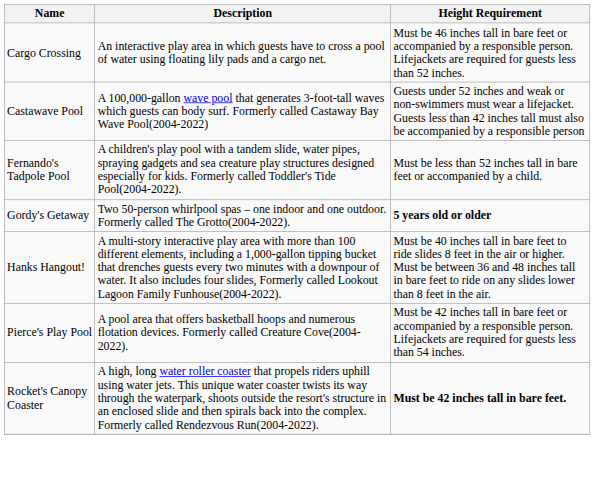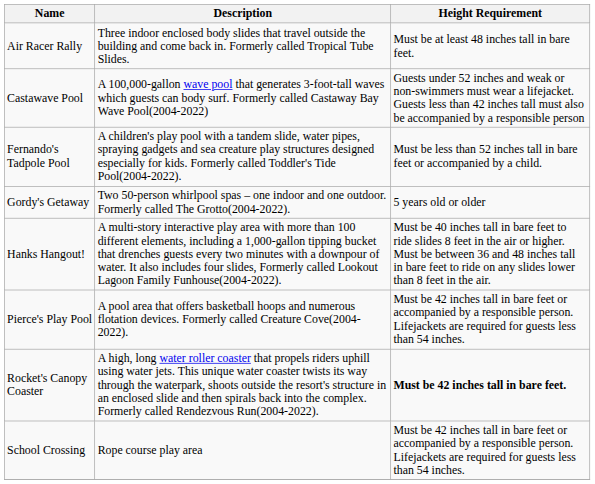- row: (44, 52)
+ row: (45, 45)
(442, 215) bold -> (440, 202) normal
+ row: (46, 450)
